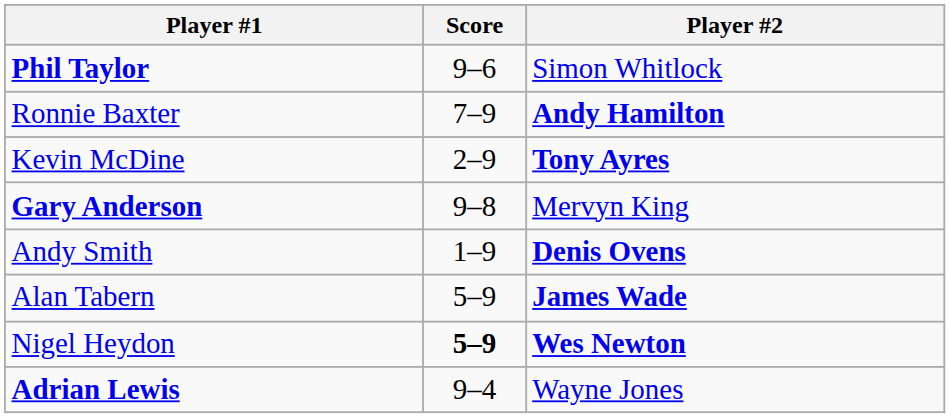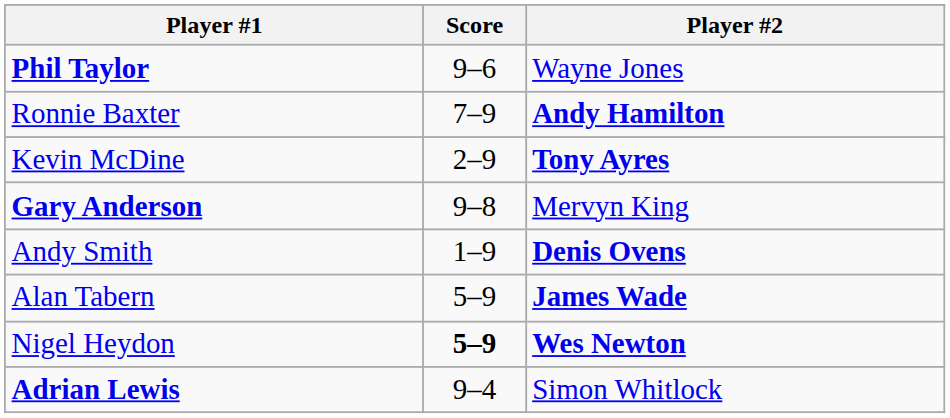(627, 67) Simon Whitlock -> (608, 67) Wayne Jones
(608, 389) Wayne Jones -> (627, 389) Simon Whitlock
